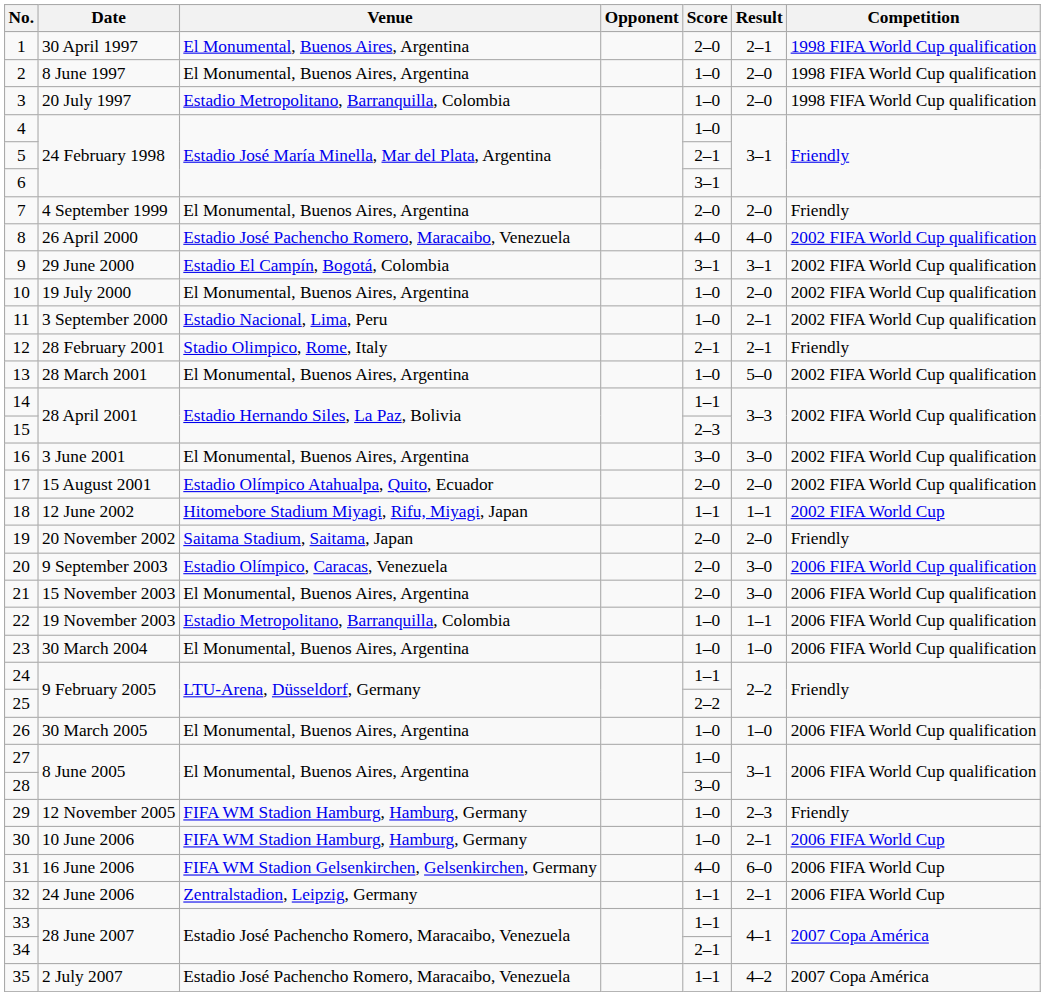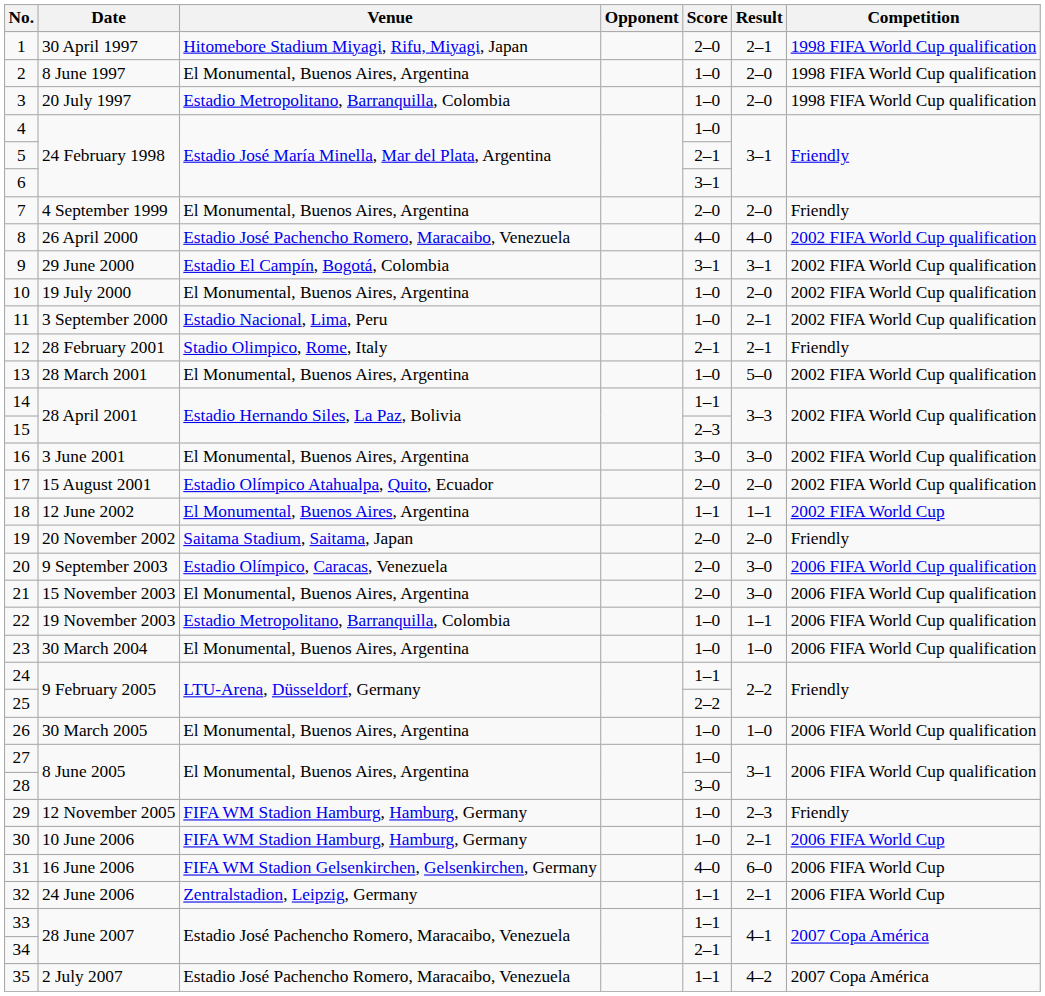(326, 45) El Monumental, Buenos Aires, Argentina -> (356, 45) Hitomebore Stadium Miyagi, Rifu, Miyagi, Japan
(356, 511) Hitomebore Stadium Miyagi, Rifu, Miyagi, Japan -> (326, 511) El Monumental, Buenos Aires, Argentina
